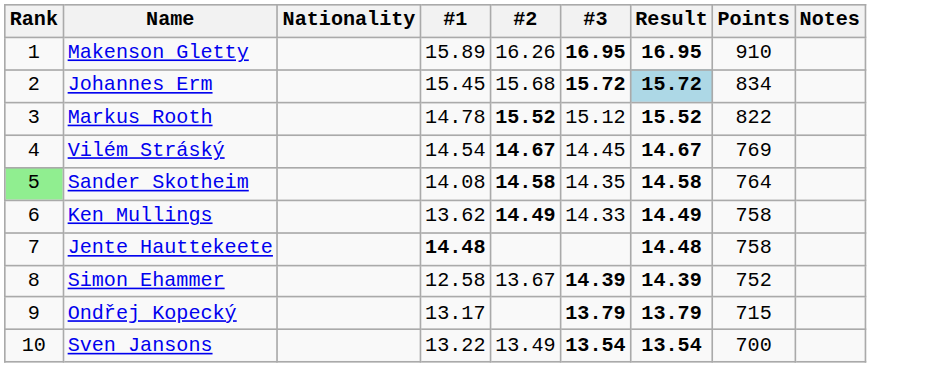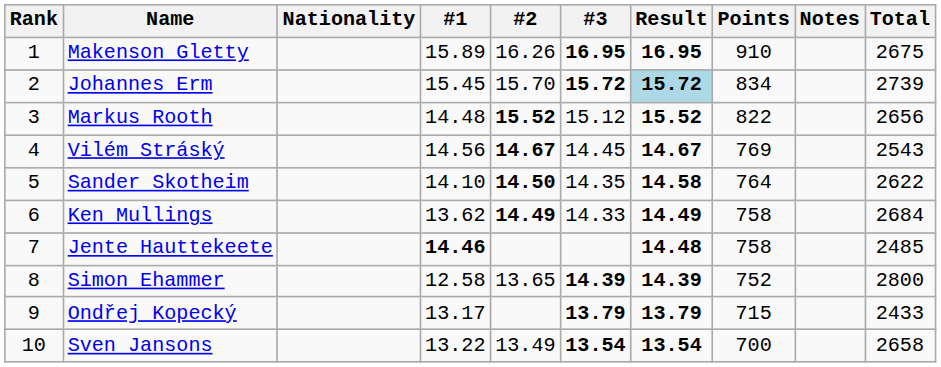+ column: (900, 21)
(525, 86) 15.68 -> (525, 86) 15.70
(455, 119) 14.78 -> (455, 119) 14.48
(455, 151) 14.54 -> (455, 151) 14.56
(34, 184) lightgreen background -> (34, 184) no background
(455, 184) 14.08 -> (455, 184) 14.10
(525, 184) 14.58 -> (525, 184) 14.50
(455, 249) 14.48 -> (455, 249) 14.46
(525, 281) 13.67 -> (525, 281) 13.65
